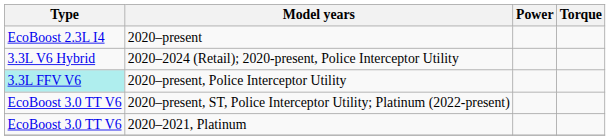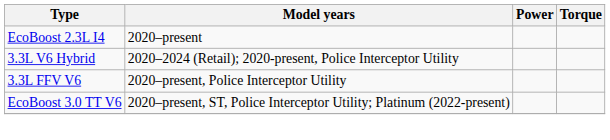(44, 80) paleturquoise background -> (44, 80) no background
- row: (187, 124)
